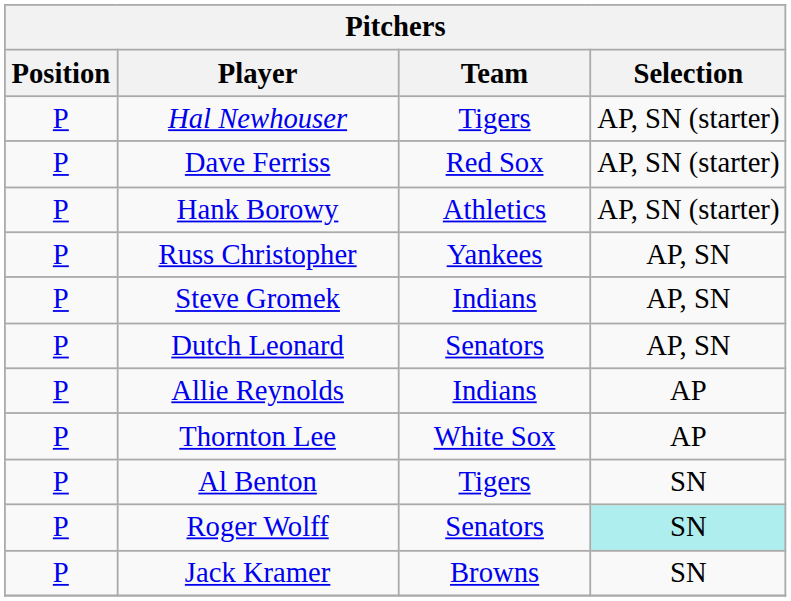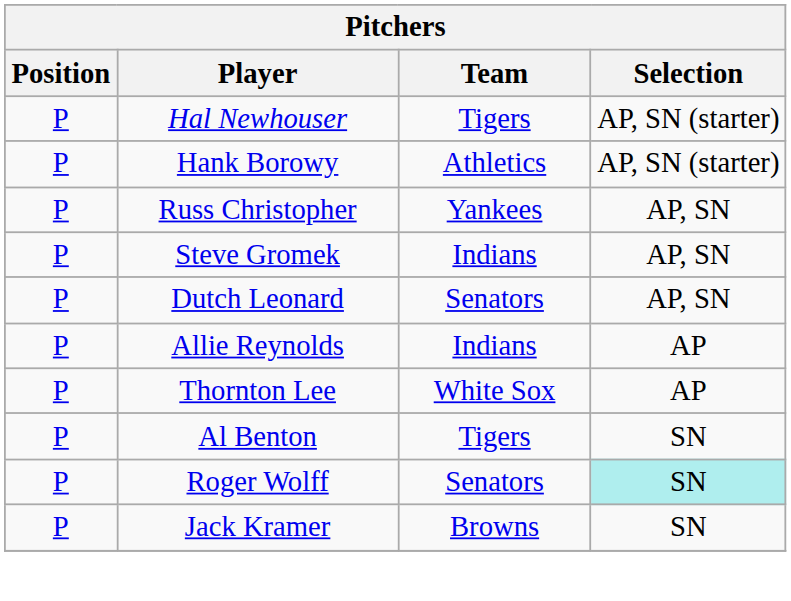- row: (258, 163)
